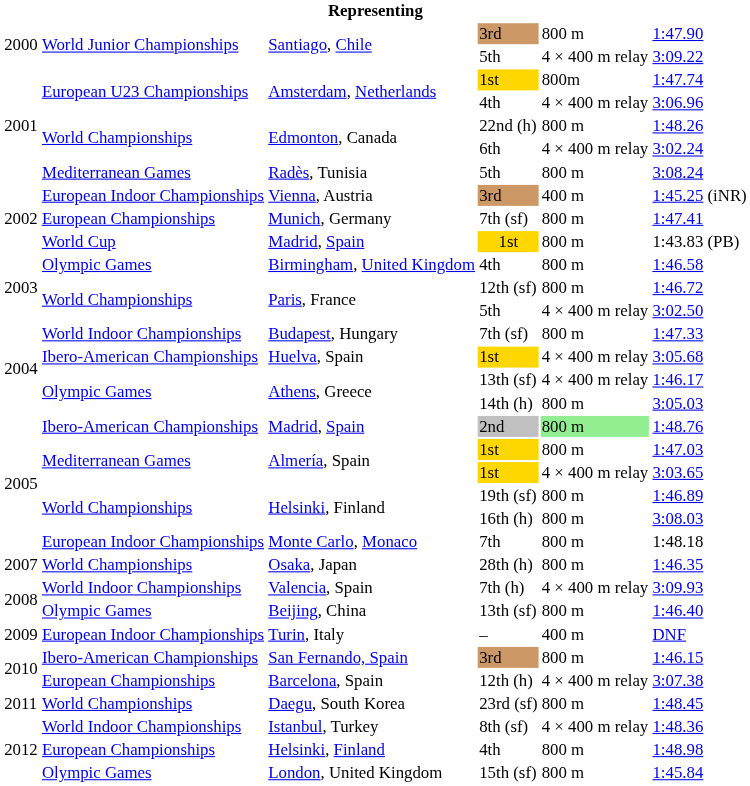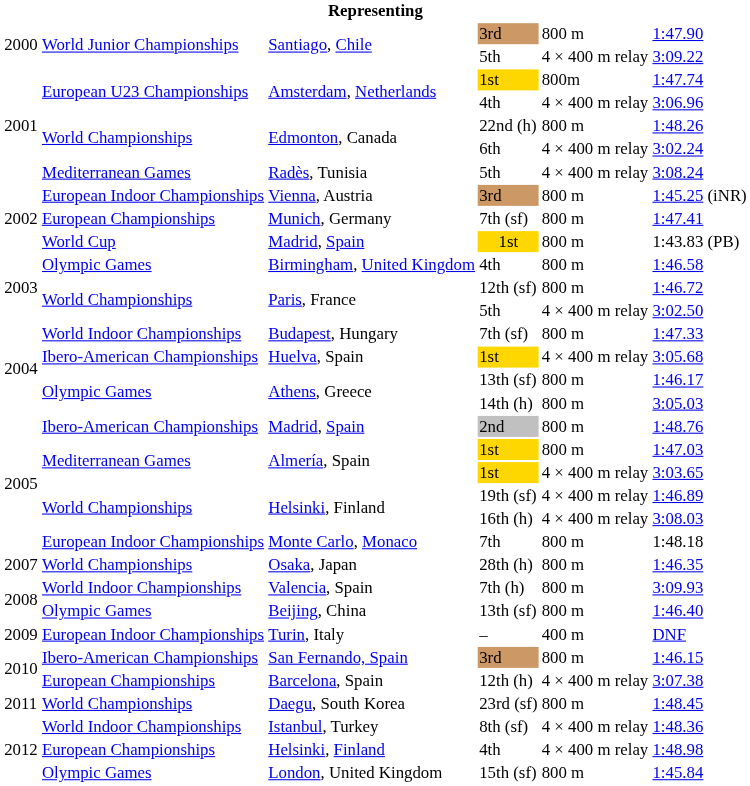(563, 172) 800 m -> (595, 172) 4 × 400 m relay
(563, 195) 400 m -> (563, 195) 800 m
(595, 380) 4 × 400 m relay -> (563, 380) 800 m
(563, 426) lightgreen background -> (563, 426) no background
(563, 495) 800 m -> (595, 495) 4 × 400 m relay
(563, 518) 800 m -> (595, 518) 4 × 400 m relay
(595, 588) 4 × 400 m relay -> (563, 588) 800 m
(563, 749) 800 m -> (595, 749) 4 × 400 m relay
